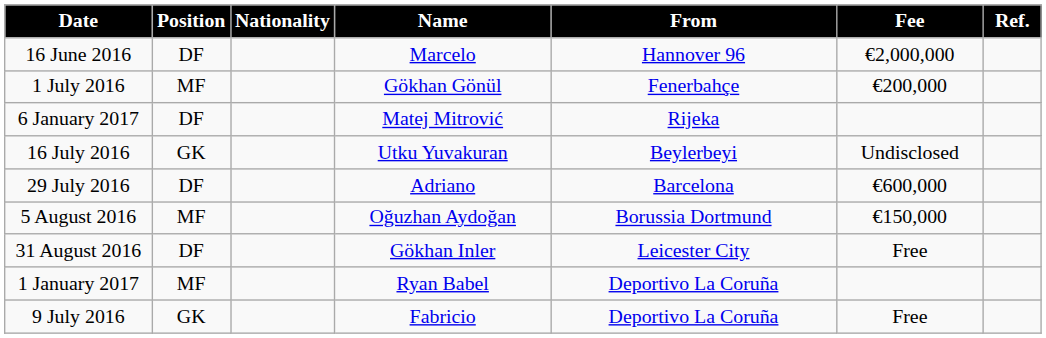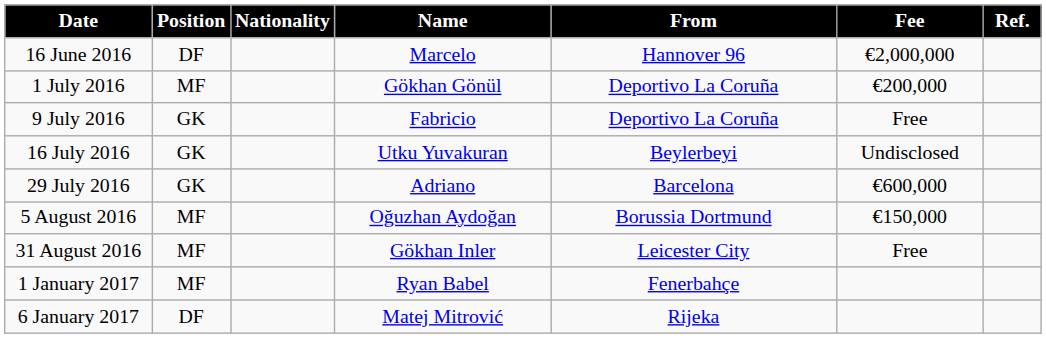(693, 86) Fenerbahçe -> (694, 86) Deportivo La Coruña
rows swapped: (78, 316) <-> (78, 119)
(191, 185) DF -> (191, 185) GK
(191, 250) DF -> (191, 250) MF
(694, 283) Deportivo La Coruña -> (693, 283) Fenerbahçe
